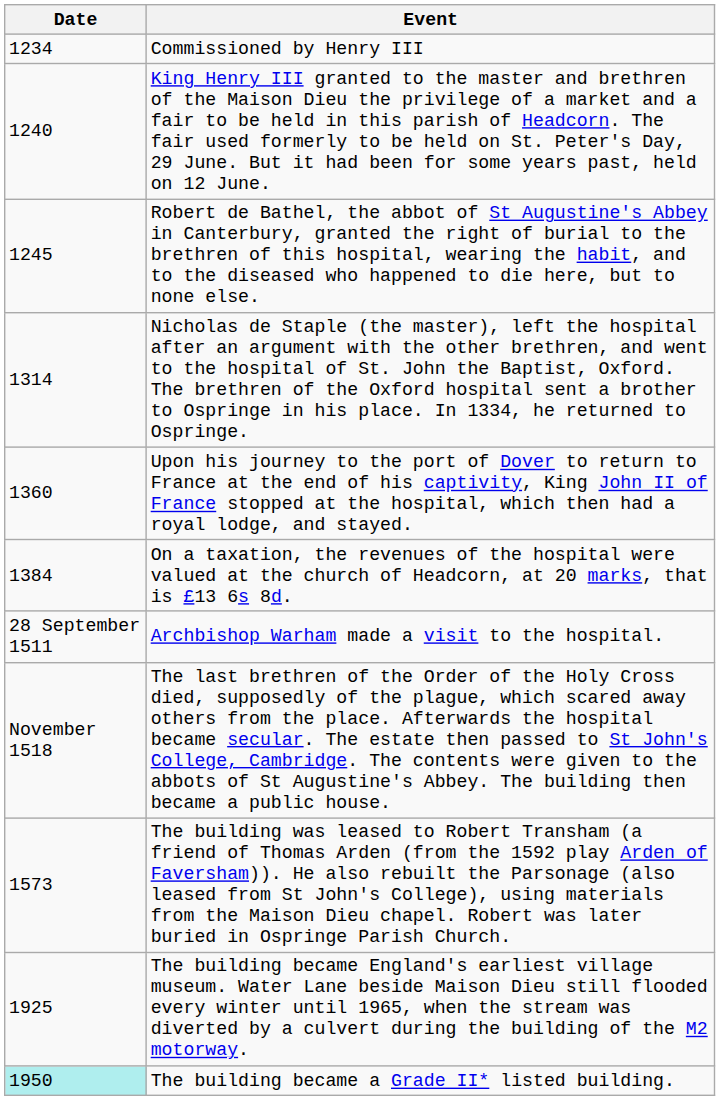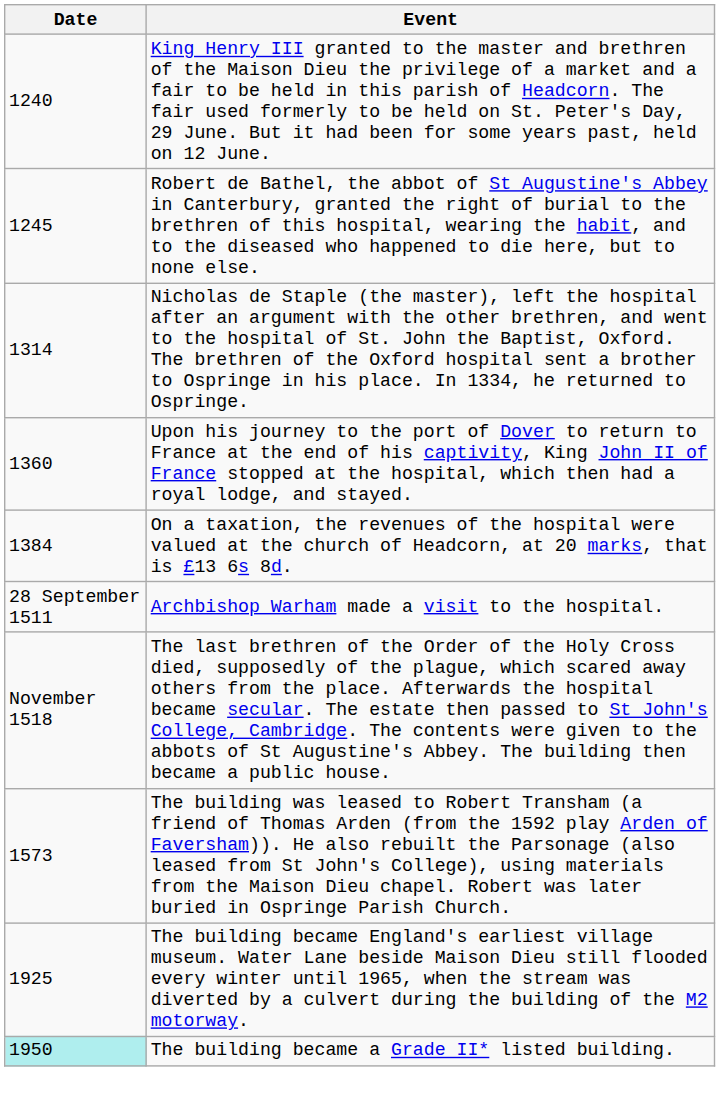- row: (287, 49)
